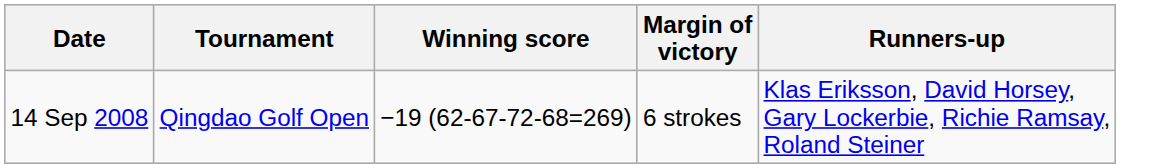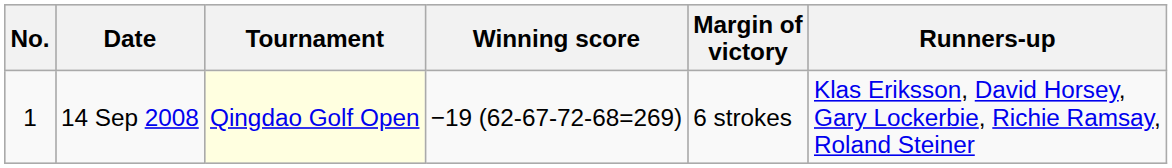+ column: (30, 38)
(264, 117) no background -> (315, 117) lightyellow background
